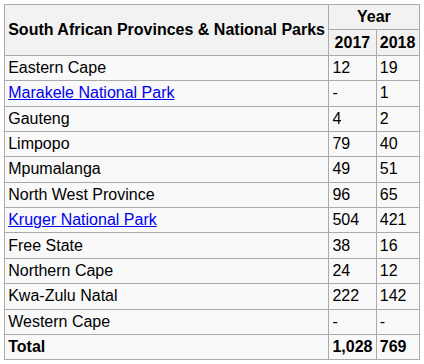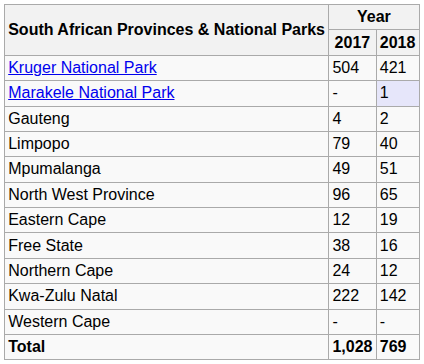rows swapped: (82, 220) <-> (57, 67)
(384, 93) no background -> (384, 93) lavender background
